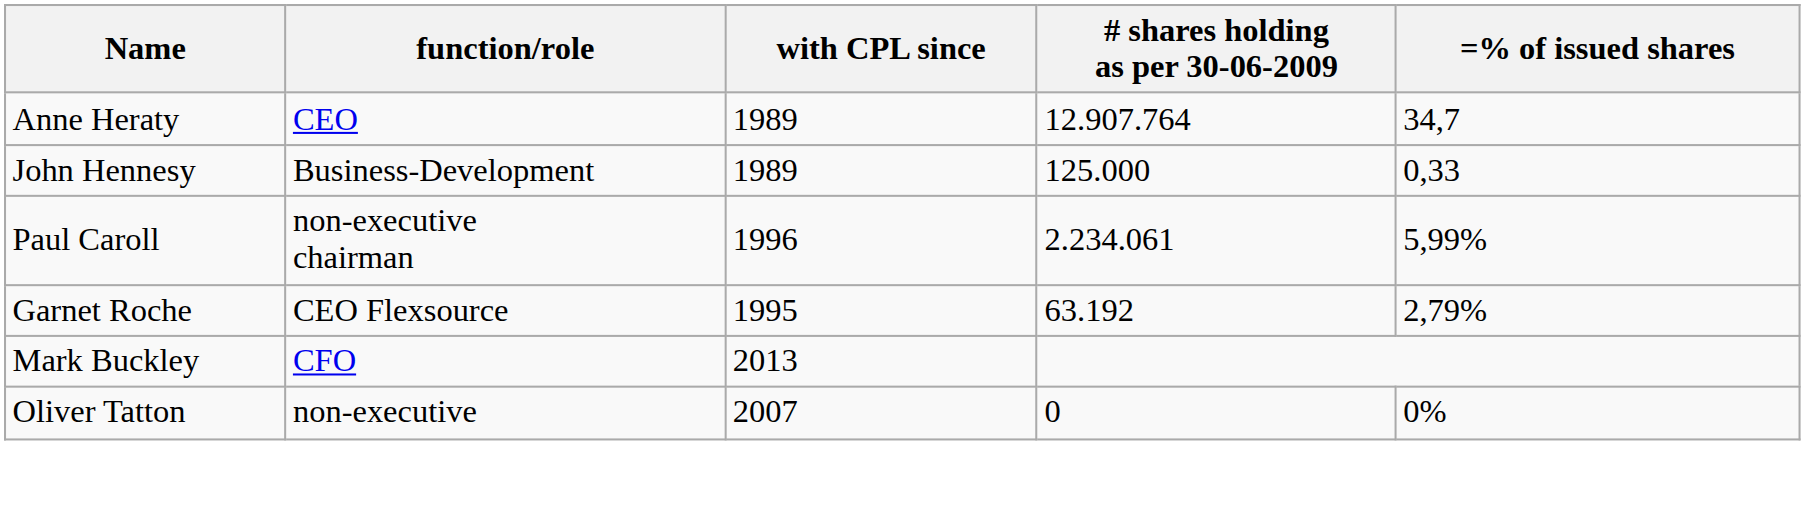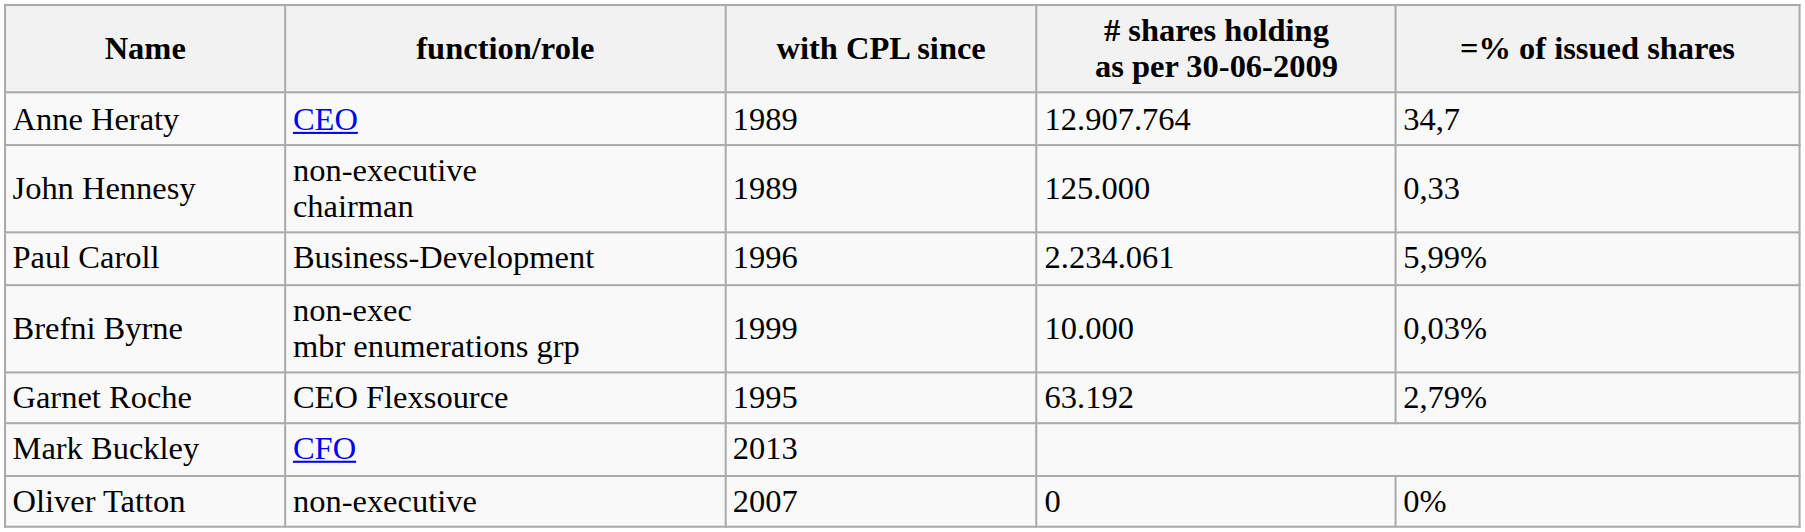(444, 169) Business-Development -> (385, 188) non-executive chairman
(385, 239) non-executive chairman -> (444, 257) Business-Development
+ row: (98, 327)
